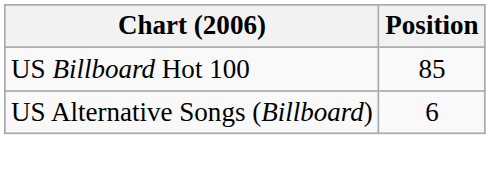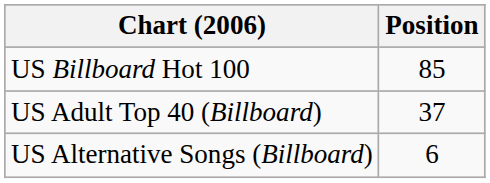+ row: (166, 111)
